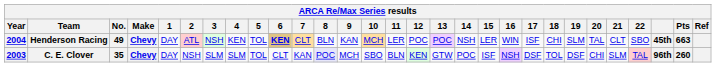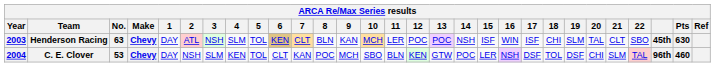(16, 40) 2004 -> (16, 40) 2003
(119, 40) 49 -> (119, 40) 63
(237, 40) KEN -> (237, 40) SLM
(280, 40) bold -> (280, 40) normal
(488, 40) LER -> (488, 40) ISF
(683, 40) 663 -> (683, 40) 630
(16, 55) 2003 -> (16, 55) 2004
(119, 55) 35 -> (119, 55) 53
(237, 55) SLM -> (237, 55) KEN
(326, 55) lavender background -> (325, 55) no background
(488, 55) ISF -> (488, 55) LER
(683, 55) 260 -> (683, 55) 460
